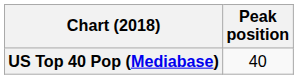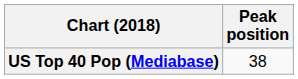(258, 61) 40 -> (258, 61) 38
